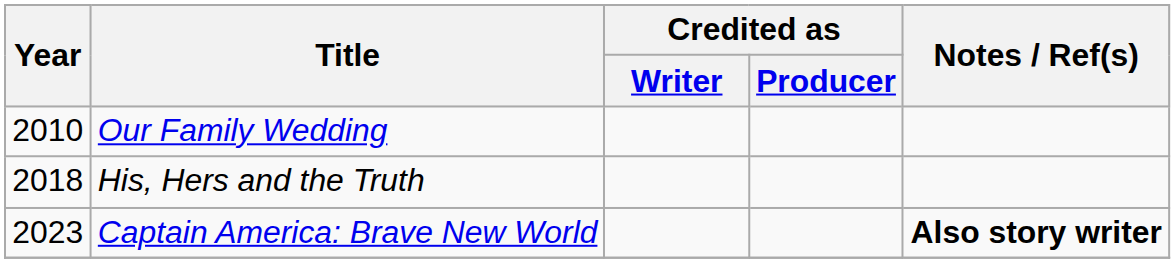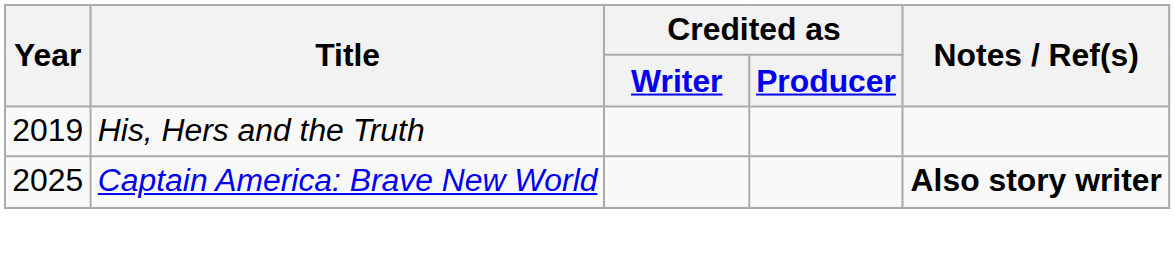- row: (243, 130)
(48, 181) 2018 -> (48, 130) 2019
(48, 231) 2023 -> (48, 181) 2025
